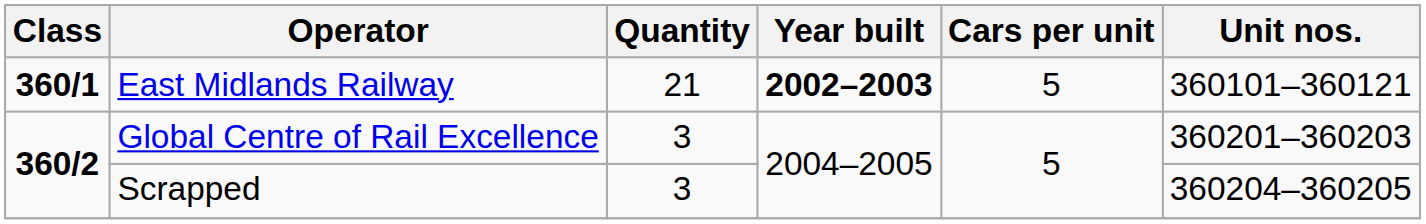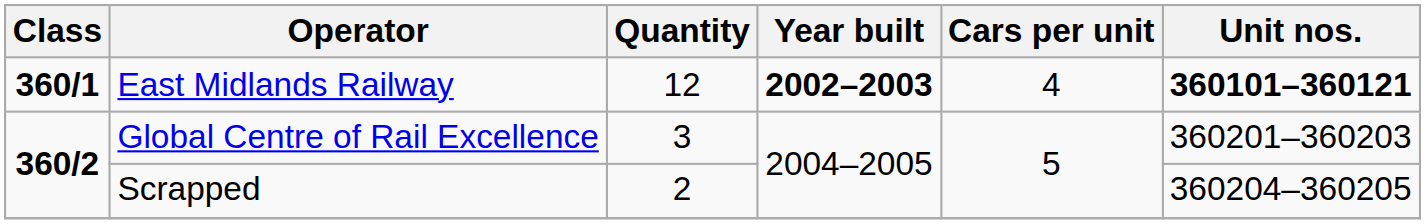(682, 84) 21 -> (682, 84) 12
(1051, 84) 5 -> (1051, 84) 4
(1291, 84) normal -> (1291, 84) bold
(682, 190) 3 -> (682, 190) 2
